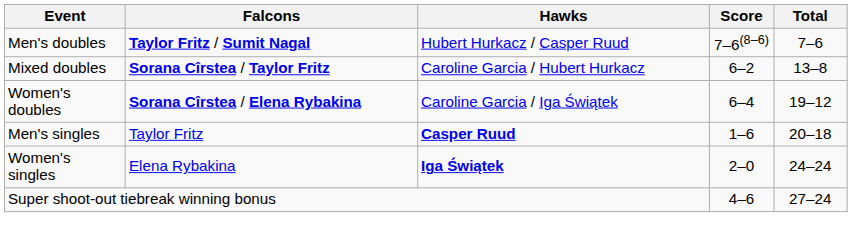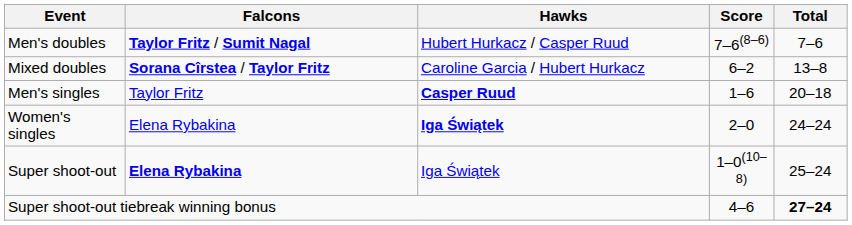- row: (39, 101)
+ row: (62, 170)
(810, 199) normal -> (810, 207) bold
